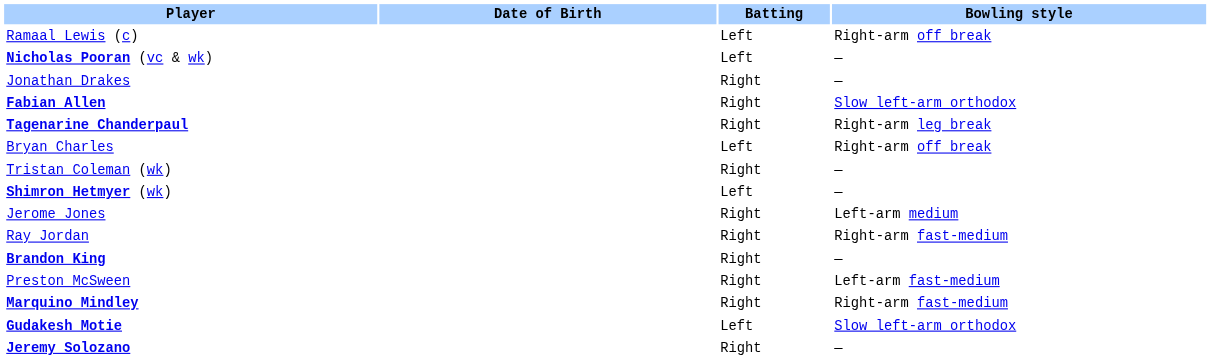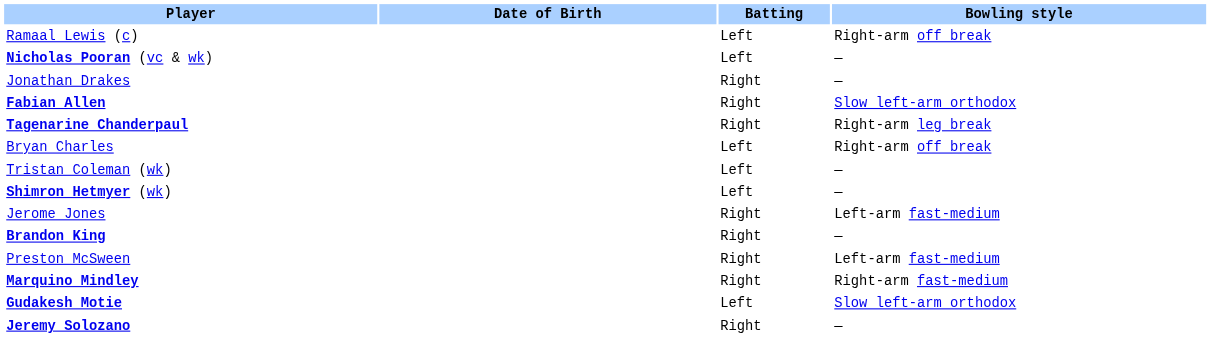(741, 170) Right -> (737, 170) Left
(896, 215) Left-arm medium -> (917, 215) Left-arm fast-medium
- row: (48, 237)
